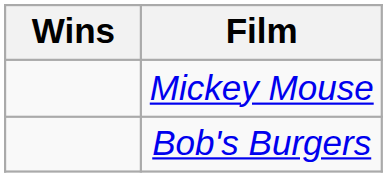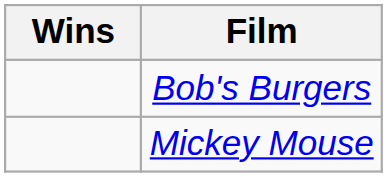rows swapped: (262, 87) <-> (262, 143)
